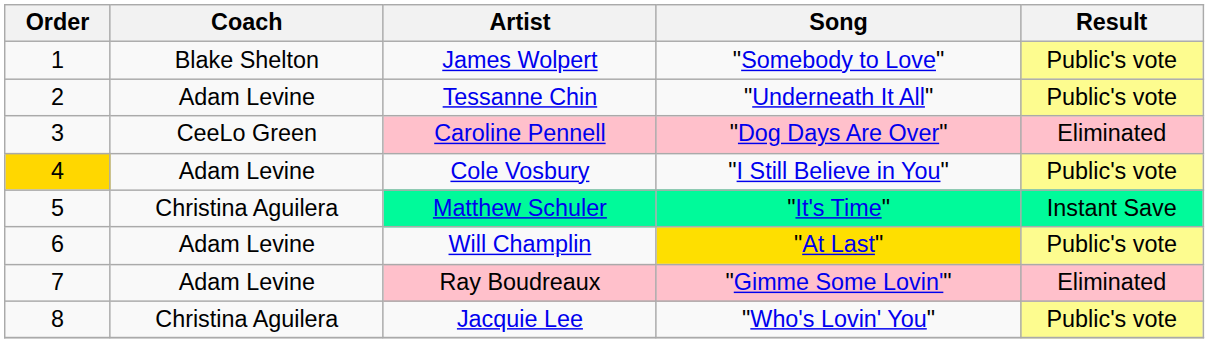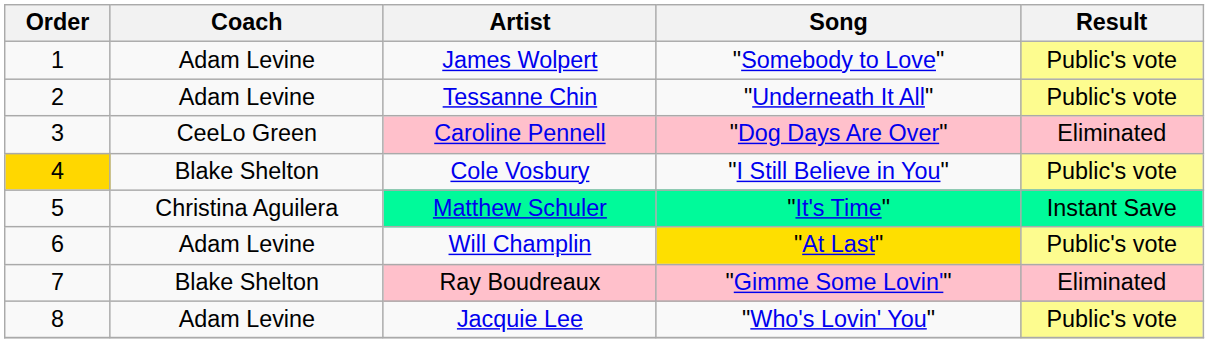(247, 60) Blake Shelton -> (247, 60) Adam Levine
(247, 171) Adam Levine -> (247, 171) Blake Shelton
(247, 282) Adam Levine -> (247, 282) Blake Shelton
(247, 319) Christina Aguilera -> (247, 319) Adam Levine
